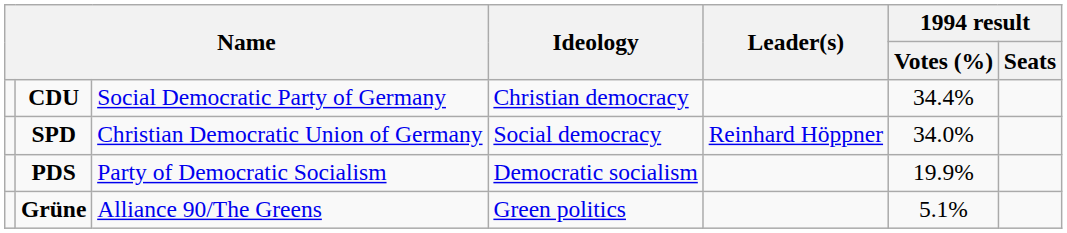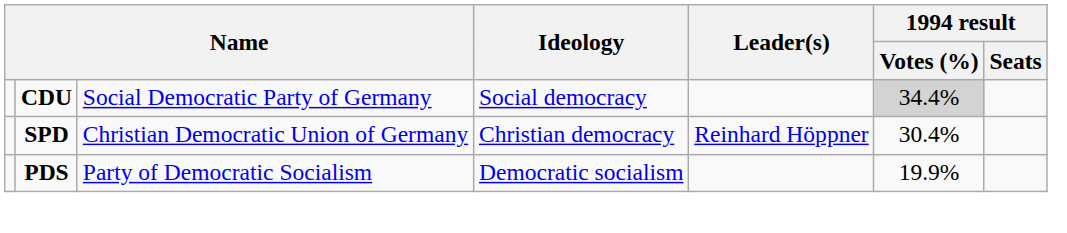(591, 97) Christian democracy -> (563, 97) Social democracy
(943, 97) no background -> (929, 97) lightgrey background
(577, 135) Social democracy -> (577, 135) Christian democracy
(943, 135) 34.0% -> (929, 135) 30.4%
- row: (54, 209)
